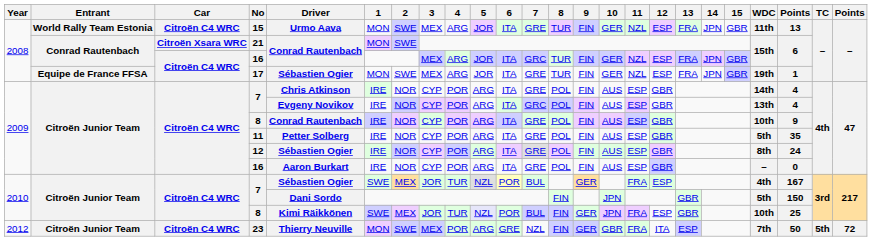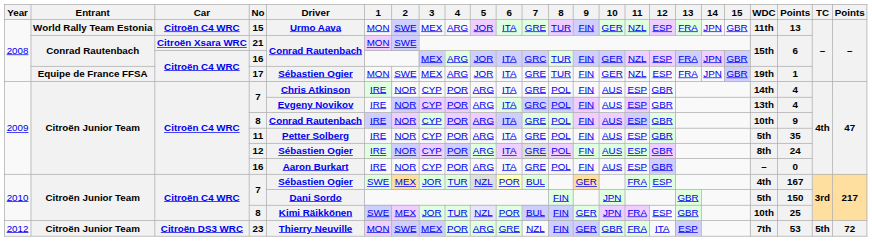(202, 228) Citroën C4 WRC -> (202, 228) Citroën DS3 WRC
(795, 228) 50 -> (795, 228) 53
